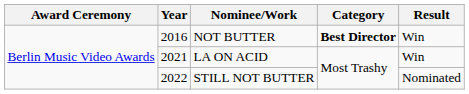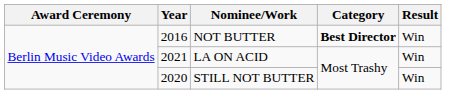(174, 78) 2022 -> (174, 78) 2020
(431, 78) Nominated -> (413, 78) Win
